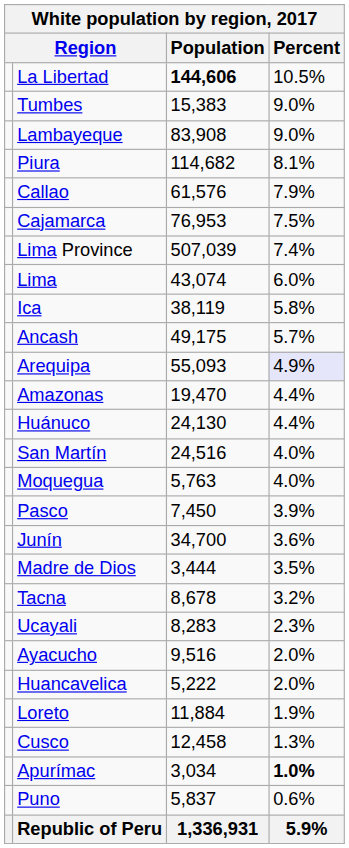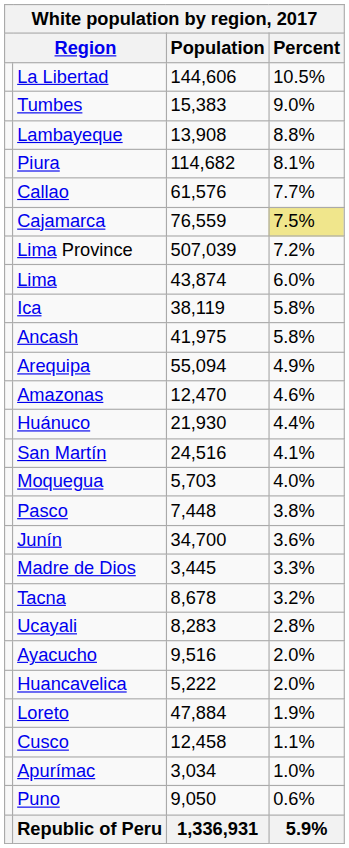(203, 76) bold -> (203, 76) normal
(198, 134) 83,908 -> (198, 134) 13,908
(294, 134) 9.0% -> (294, 134) 8.8%
(294, 192) 7.9% -> (294, 192) 7.7%
(198, 221) 76,953 -> (198, 221) 76,559
(294, 221) no background -> (294, 221) khaki background
(294, 250) 7.4% -> (294, 250) 7.2%
(198, 279) 43,074 -> (198, 279) 43,874
(198, 337) 49,175 -> (198, 337) 41,975
(294, 337) 5.7% -> (294, 337) 5.8%
(198, 366) 55,093 -> (198, 366) 55,094
(294, 366) lavender background -> (294, 366) no background
(198, 395) 19,470 -> (198, 395) 12,470
(294, 395) 4.4% -> (294, 395) 4.6%
(198, 423) 24,130 -> (198, 423) 21,930
(294, 452) 4.0% -> (294, 452) 4.1%
(193, 481) 5,763 -> (193, 481) 5,703
(193, 510) 7,450 -> (193, 510) 7,448
(294, 510) 3.9% -> (294, 510) 3.8%
(193, 568) 3,444 -> (193, 568) 3,445
(294, 568) 3.5% -> (294, 568) 3.3%
(294, 626) 2.3% -> (294, 626) 2.8%
(198, 713) 11,884 -> (198, 713) 47,884
(294, 742) 1.3% -> (294, 742) 1.1%
(294, 771) bold -> (294, 771) normal
(193, 800) 5,837 -> (193, 800) 9,050
